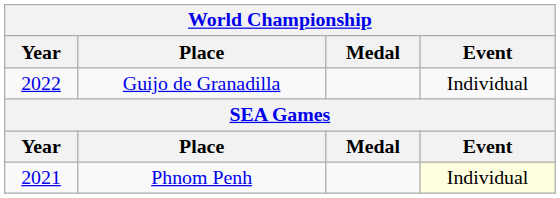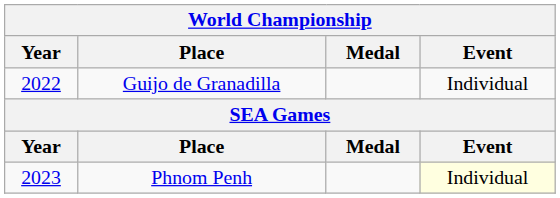(41, 177) 2021 -> (41, 177) 2023
